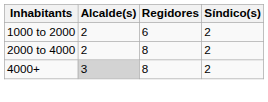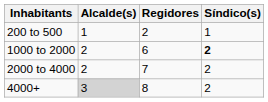+ row: (35, 32)
(208, 32) normal -> (208, 50) bold
(145, 50) 8 -> (145, 69) 7
